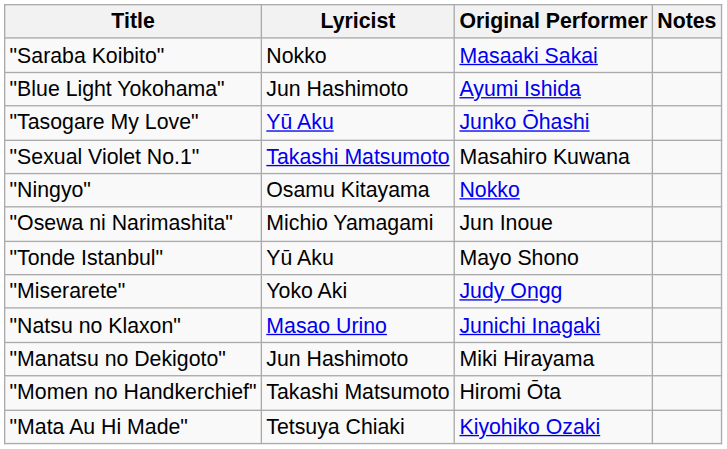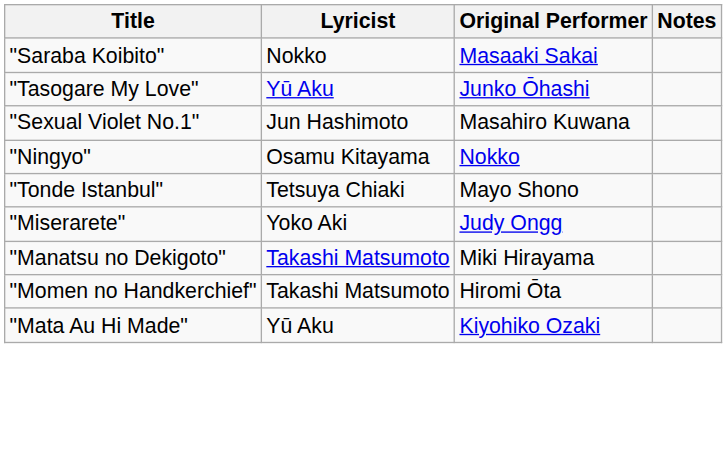- row: (117, 88)
(358, 156) Takashi Matsumoto -> (337, 122) Jun Hashimoto
- row: (121, 223)
(300, 257) Yū Aku -> (336, 190) Tetsuya Chiaki
- row: (95, 325)
(337, 358) Jun Hashimoto -> (358, 257) Takashi Matsumoto
(336, 426) Tetsuya Chiaki -> (300, 325) Yū Aku
